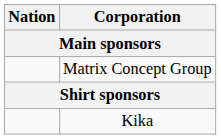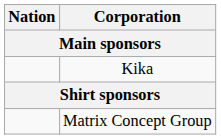rows swapped: (137, 69) <-> (137, 120)
